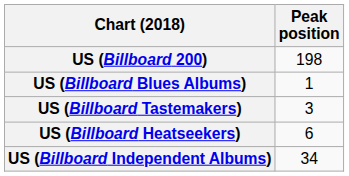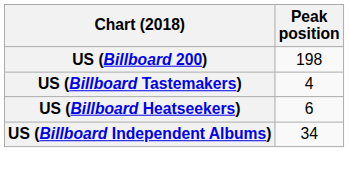- row: (140, 84)
(309, 109) 3 -> (309, 84) 4
